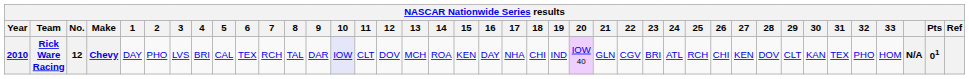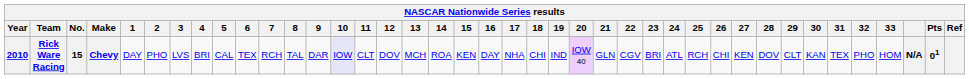(77, 55) 12 -> (77, 55) 15
